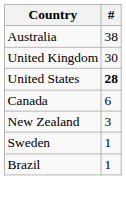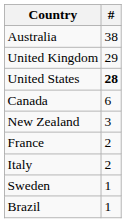(111, 57) 30 -> (111, 57) 29
+ row: (26, 143)
+ row: (20, 164)
